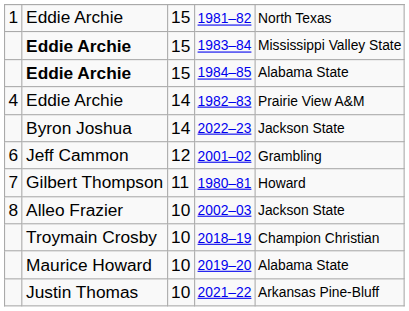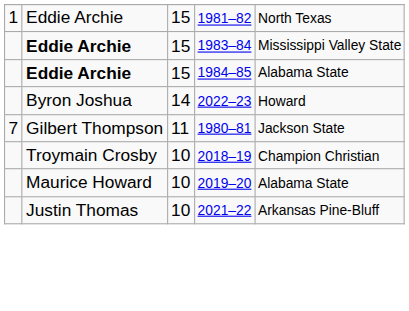- row: (224, 100)
(301, 128) Jackson State -> (282, 100) Howard
- row: (224, 155)
(282, 183) Howard -> (301, 128) Jackson State
- row: (224, 210)
